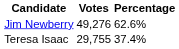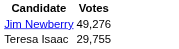- column: (145, 8)
